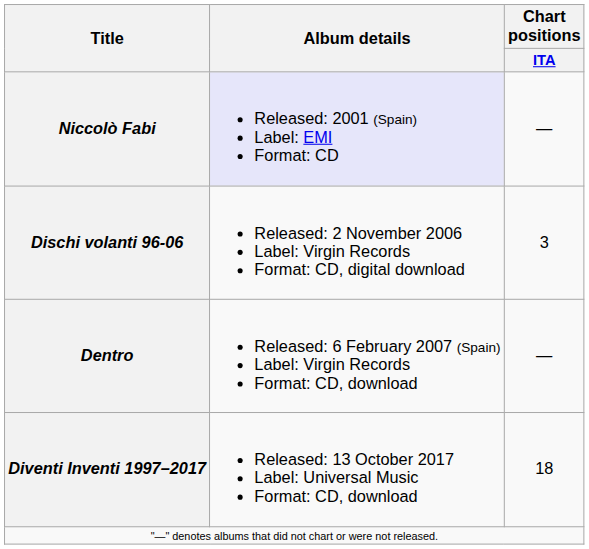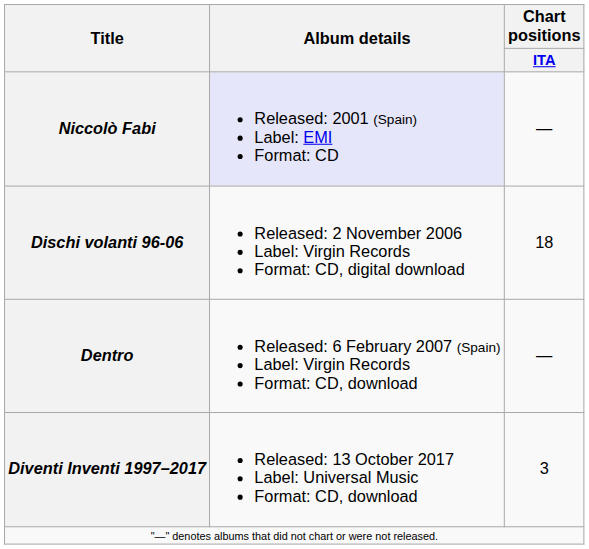(544, 242) 3 -> (544, 242) 18
(544, 469) 18 -> (544, 469) 3
